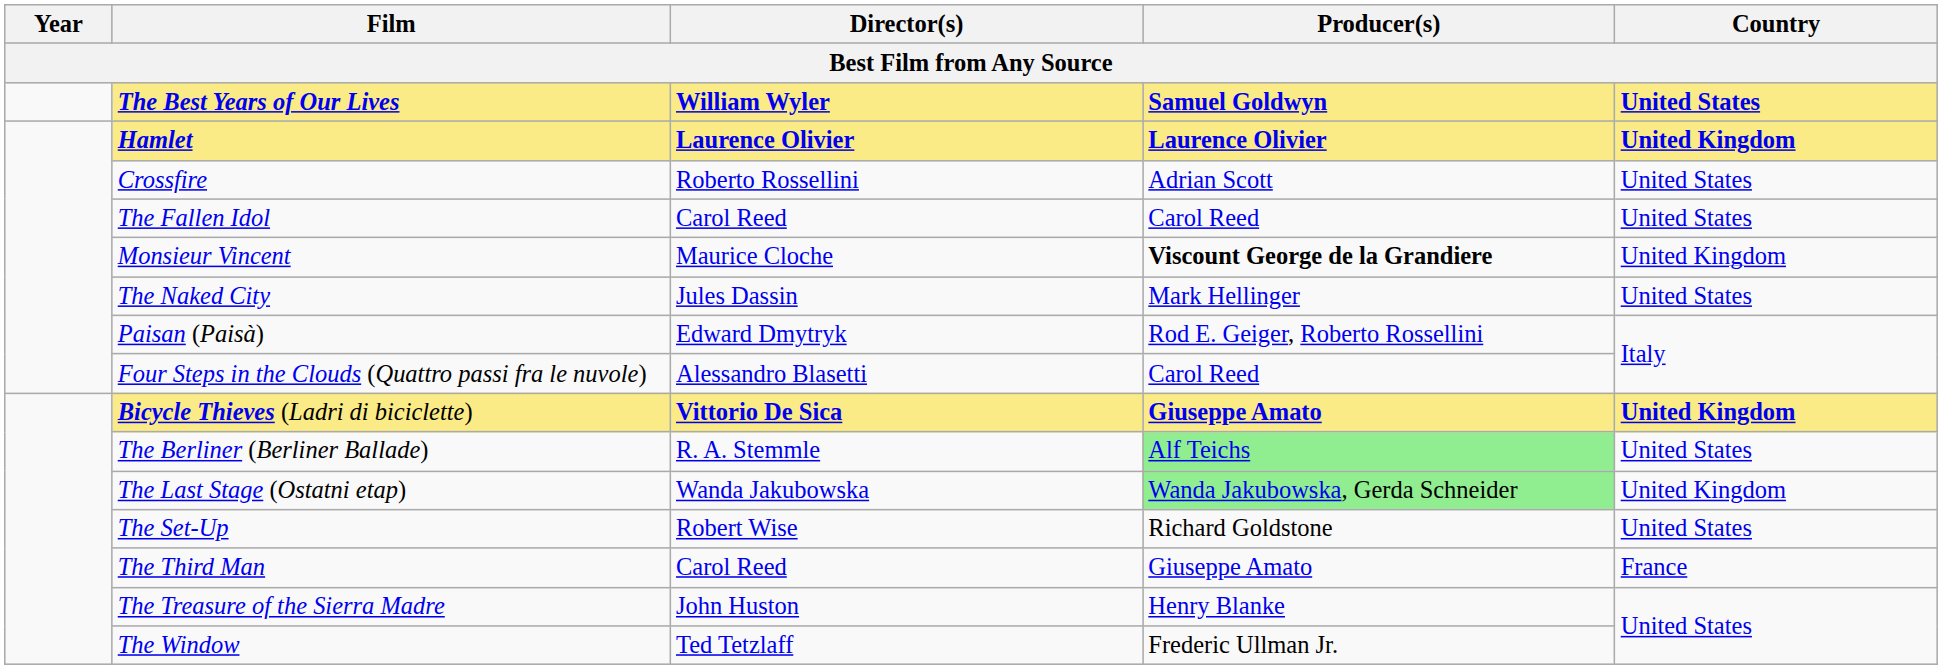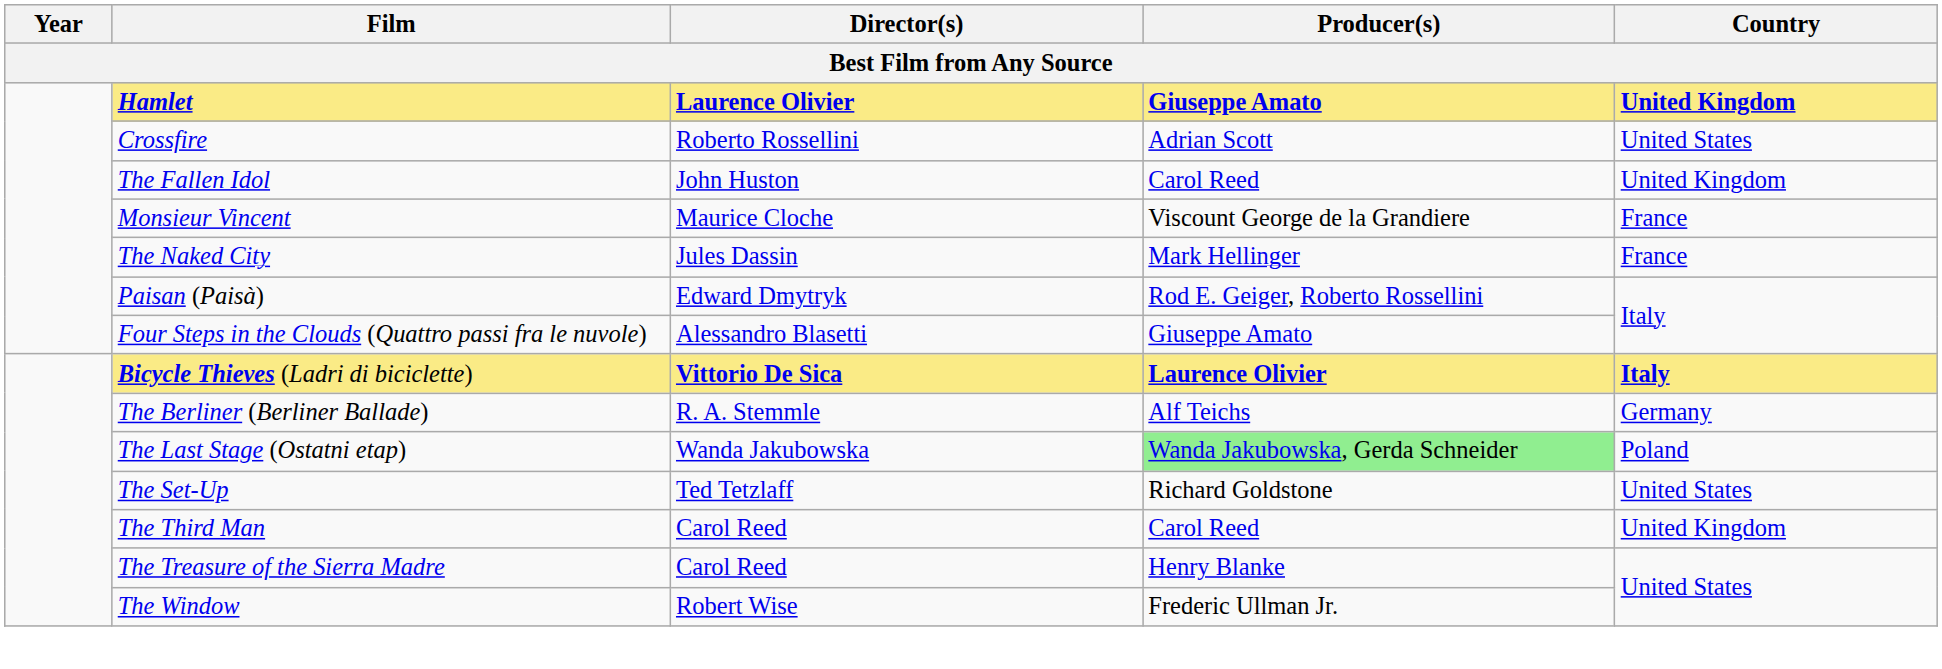- row: (259, 101)
(1238, 140) Laurence Olivier -> (1235, 101) Giuseppe Amato
(731, 218) Carol Reed -> (738, 179) John Huston
(1686, 218) United States -> (1703, 179) United Kingdom
(1320, 256) bold -> (1309, 218) normal
(1703, 256) United Kingdom -> (1654, 218) France
(1686, 295) United States -> (1654, 256) France
(1204, 373) Carol Reed -> (1230, 334) Giuseppe Amato
(1235, 412) Giuseppe Amato -> (1238, 373) Laurence Olivier
(1708, 412) United Kingdom -> (1645, 373) Italy
(1199, 450) lightgreen background -> (1199, 412) no background
(1686, 450) United States -> (1666, 412) Germany
(1703, 489) United Kingdom -> (1655, 450) Poland
(737, 528) Robert Wise -> (735, 489) Ted Tetzlaff
(1230, 567) Giuseppe Amato -> (1204, 528) Carol Reed
(1654, 567) France -> (1703, 528) United Kingdom
(738, 606) John Huston -> (731, 567) Carol Reed
(735, 645) Ted Tetzlaff -> (737, 606) Robert Wise
